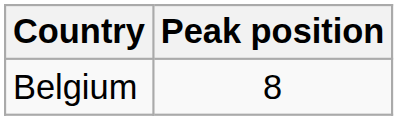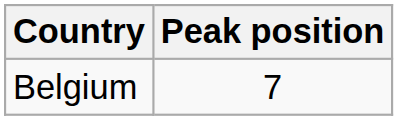(273, 86) 8 -> (273, 86) 7
